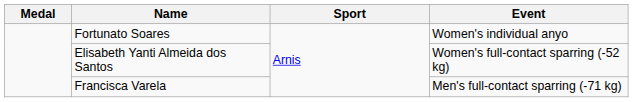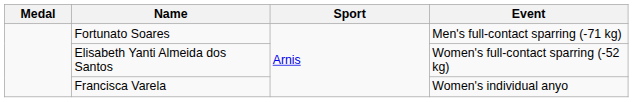(500, 33) Women's individual anyo -> (527, 33) Men's full-contact sparring (-71 kg)
(527, 86) Men's full-contact sparring (-71 kg) -> (500, 86) Women's individual anyo
